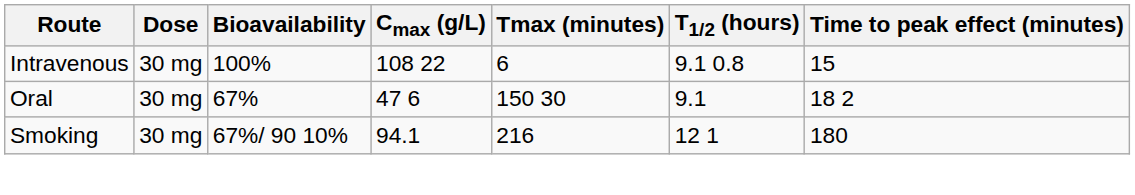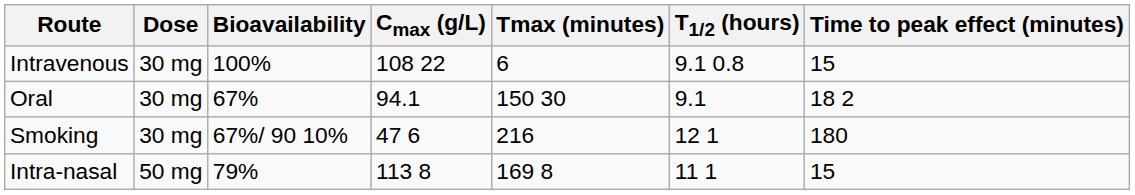(398, 99) 47 6 -> (398, 99) 94.1
(398, 135) 94.1 -> (398, 135) 47 6
+ row: (64, 171)
